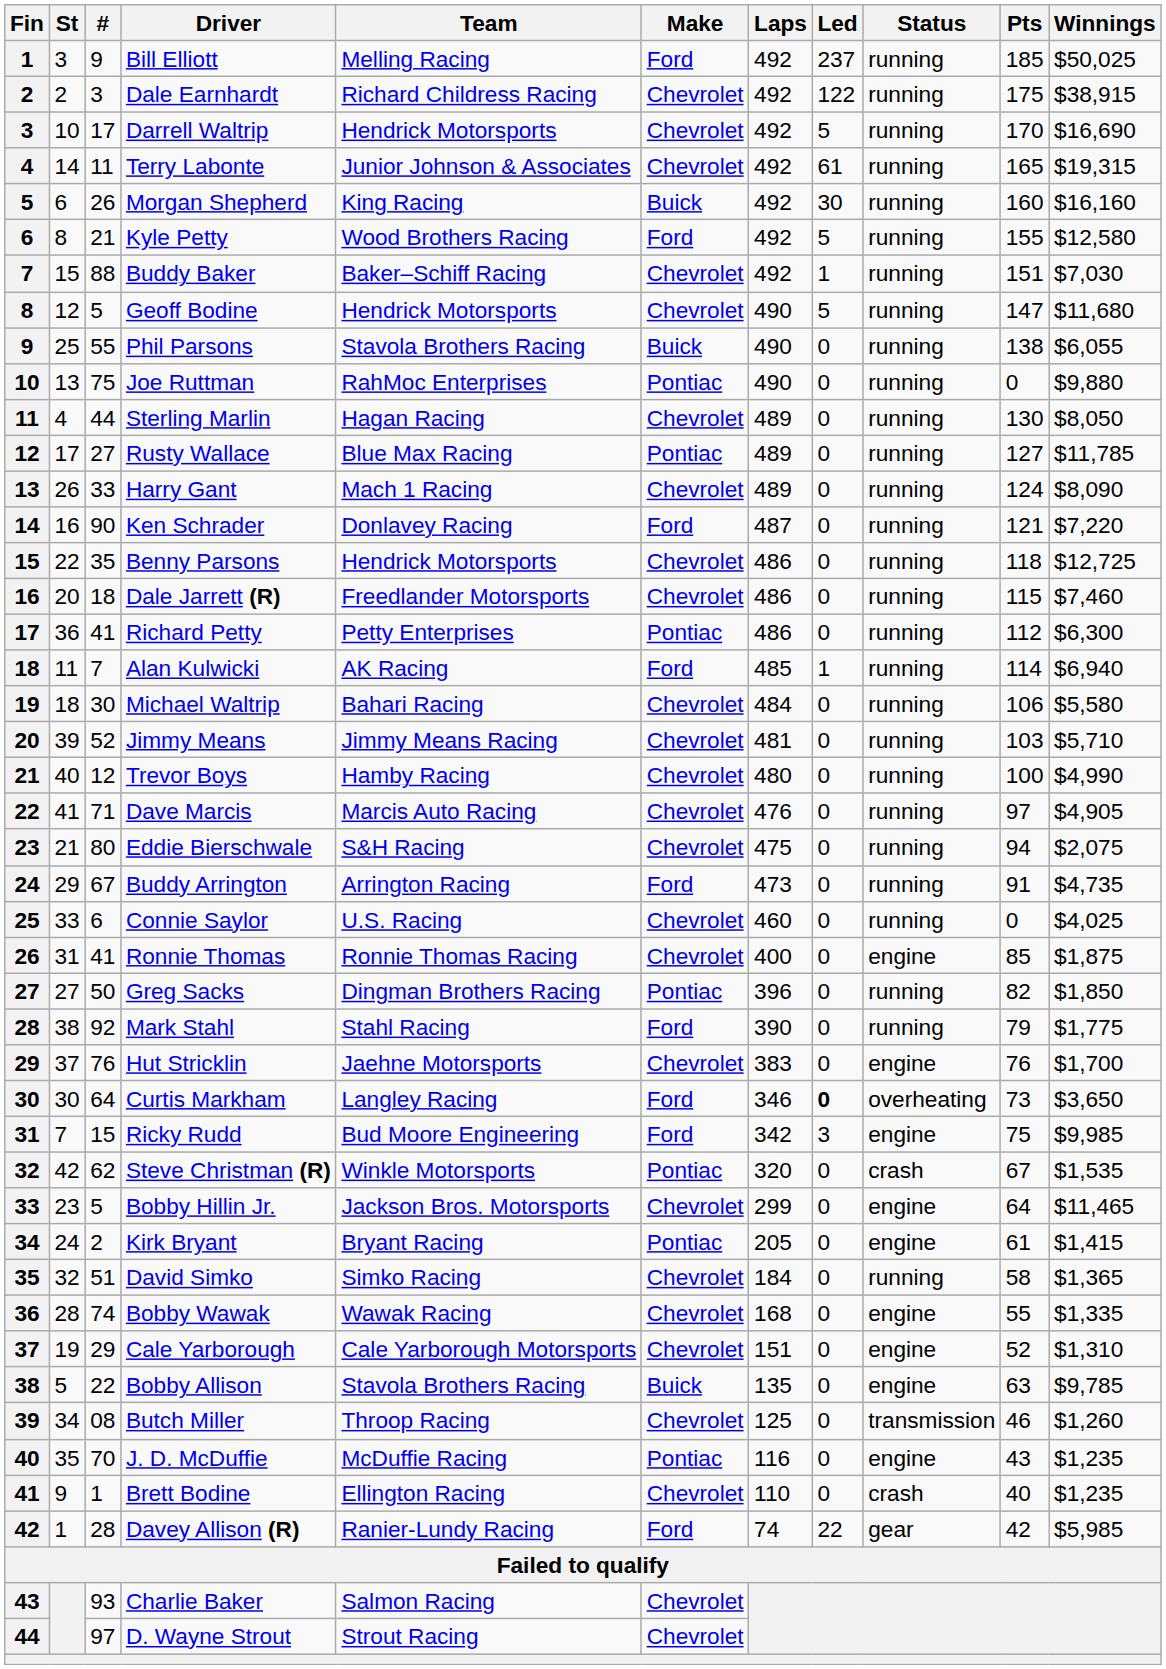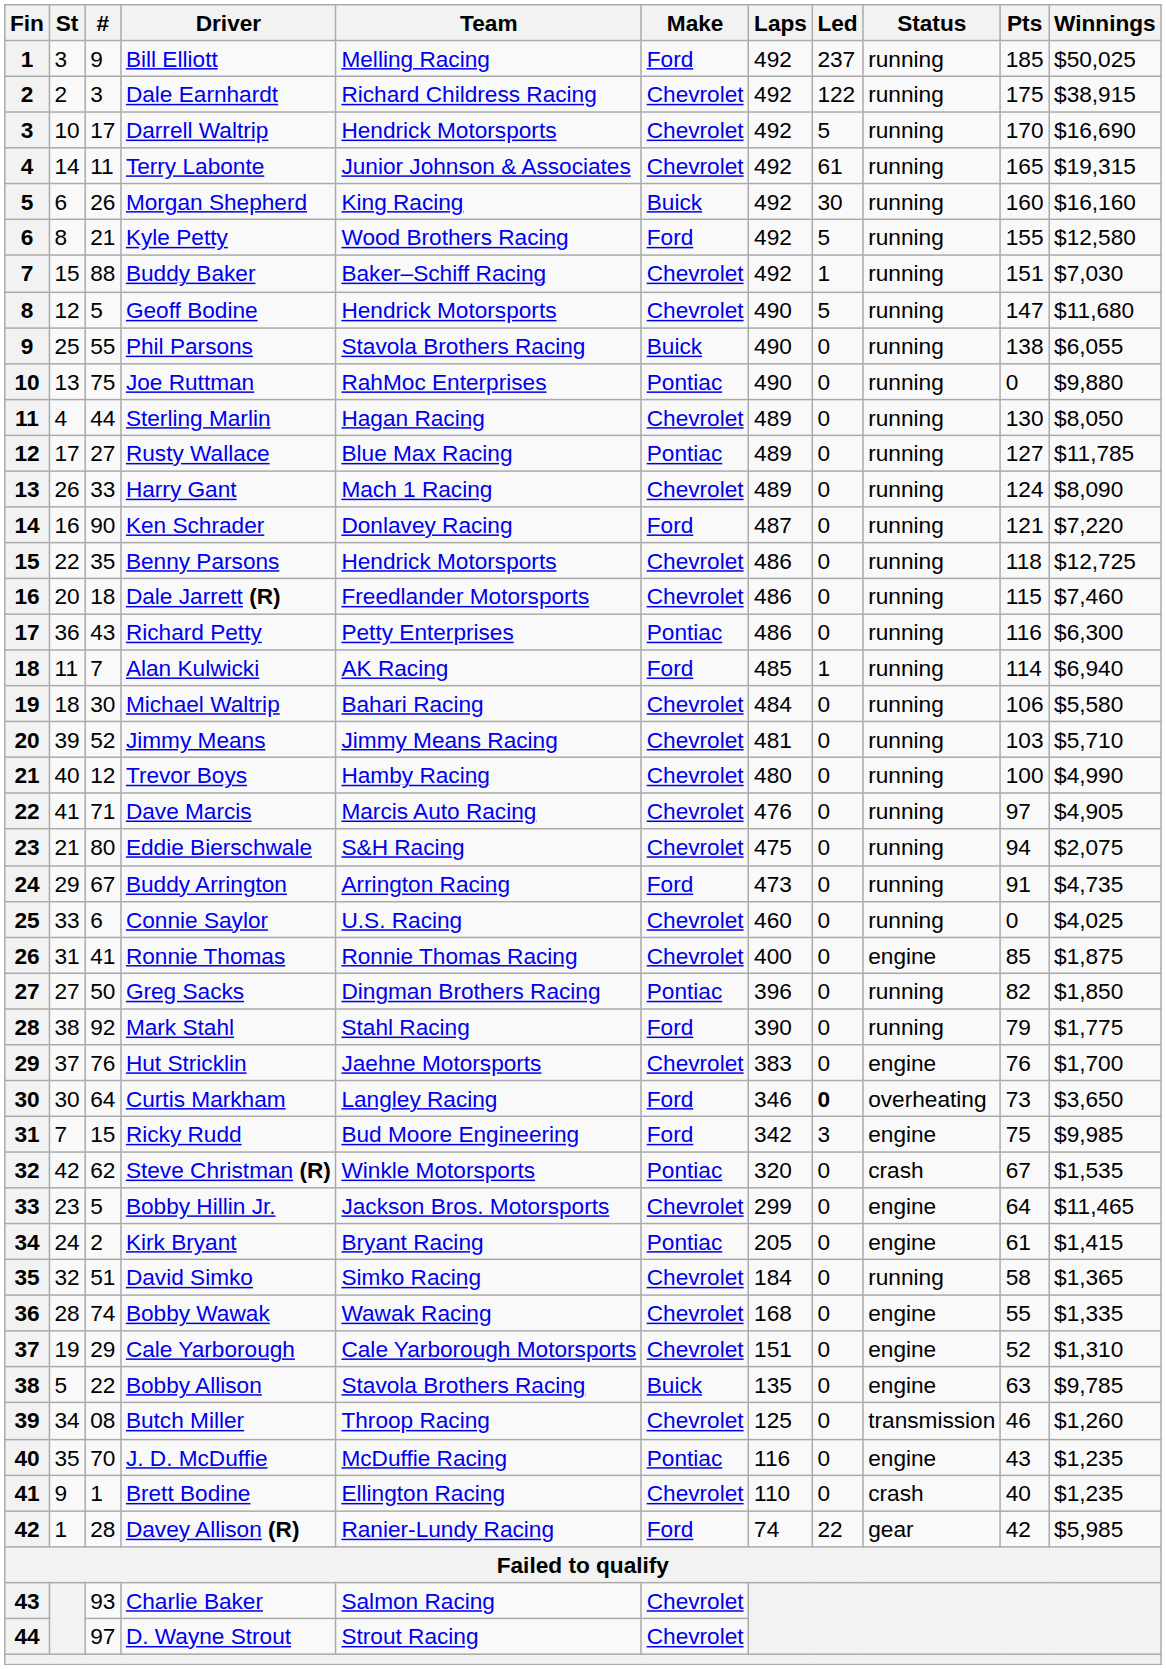(103, 632) 41 -> (103, 632) 43
(1024, 632) 112 -> (1024, 632) 116
